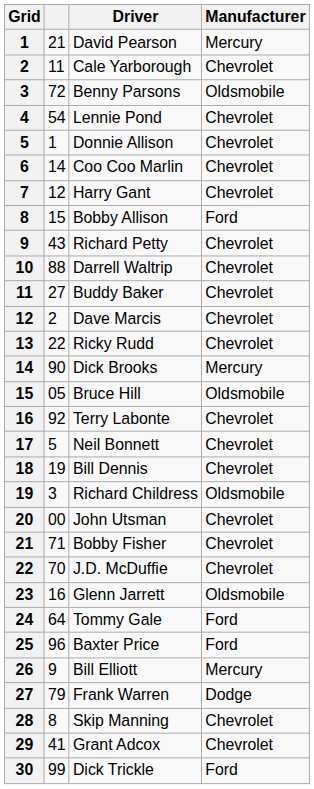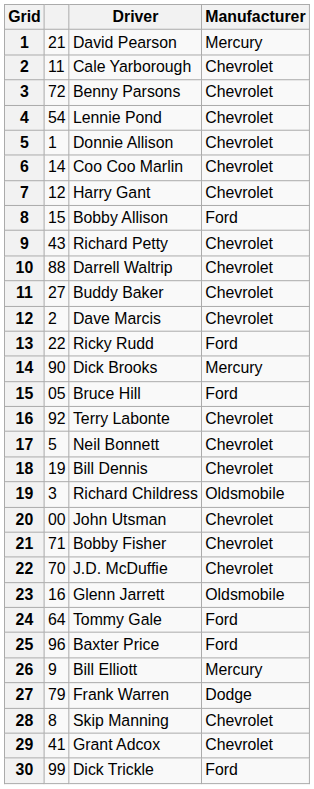(245, 92) Oldsmobile -> (239, 92) Chevrolet
(239, 343) Chevrolet -> (222, 343) Ford
(245, 393) Oldsmobile -> (222, 393) Ford
